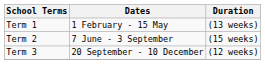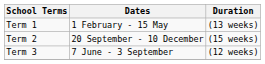(122, 39) 7 June - 3 September -> (138, 39) 20 September - 10 December
(138, 53) 20 September - 10 December -> (122, 53) 7 June - 3 September
